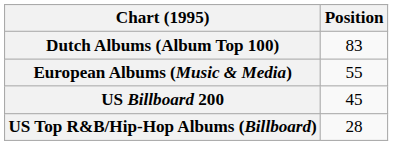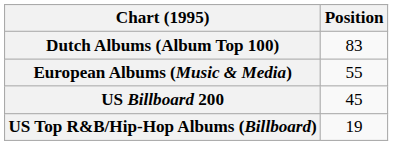(354, 126) 28 -> (354, 126) 19
